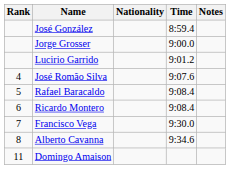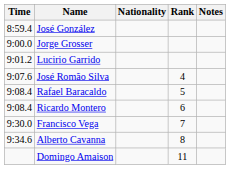columns swapped: (18, 12) <-> (181, 12)
